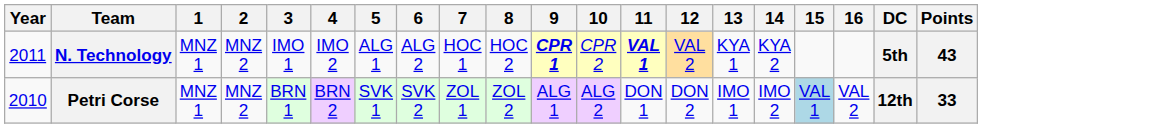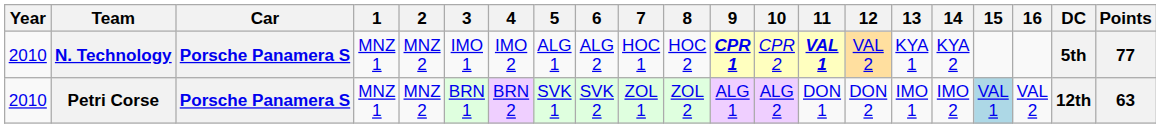+ column: (265, 18)
(28, 54) 2011 -> (28, 54) 2010
(947, 54) 43 -> (1126, 54) 77
(947, 100) 33 -> (1126, 100) 63
